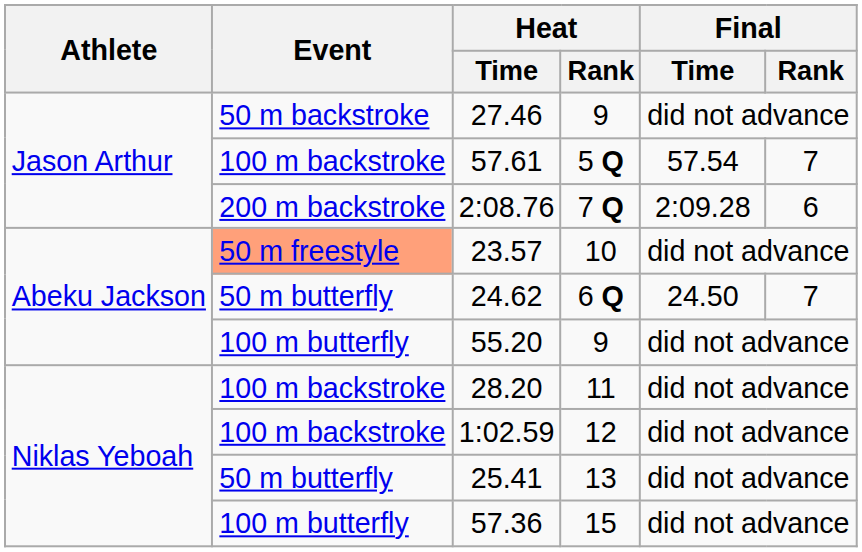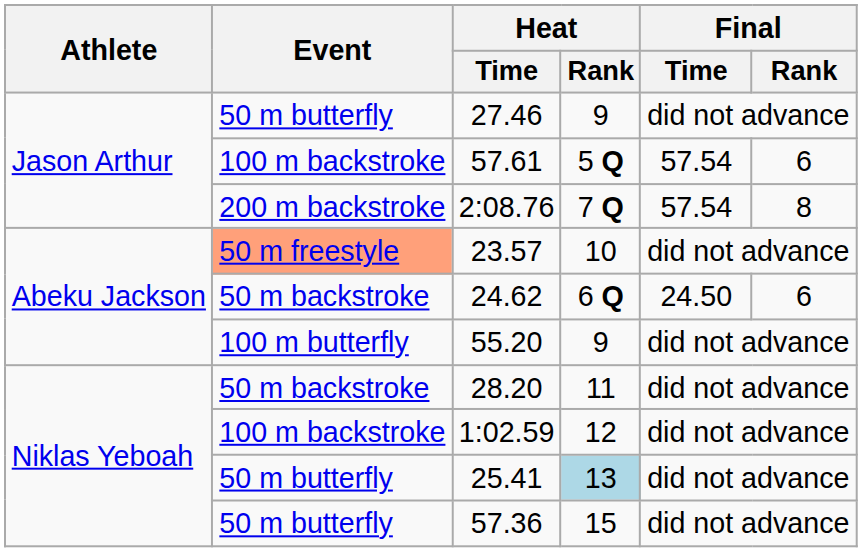(324, 116) 50 m backstroke -> (306, 116) 50 m butterfly
(811, 161) 7 -> (804, 161) 6
(703, 207) 2:09.28 -> (696, 207) 57.54
(811, 207) 6 -> (804, 207) 8
(306, 297) 50 m butterfly -> (324, 297) 50 m backstroke
(811, 297) 7 -> (804, 297) 6
(332, 388) 100 m backstroke -> (324, 388) 50 m backstroke
(601, 478) no background -> (601, 478) lightblue background
(314, 523) 100 m butterfly -> (306, 523) 50 m butterfly
